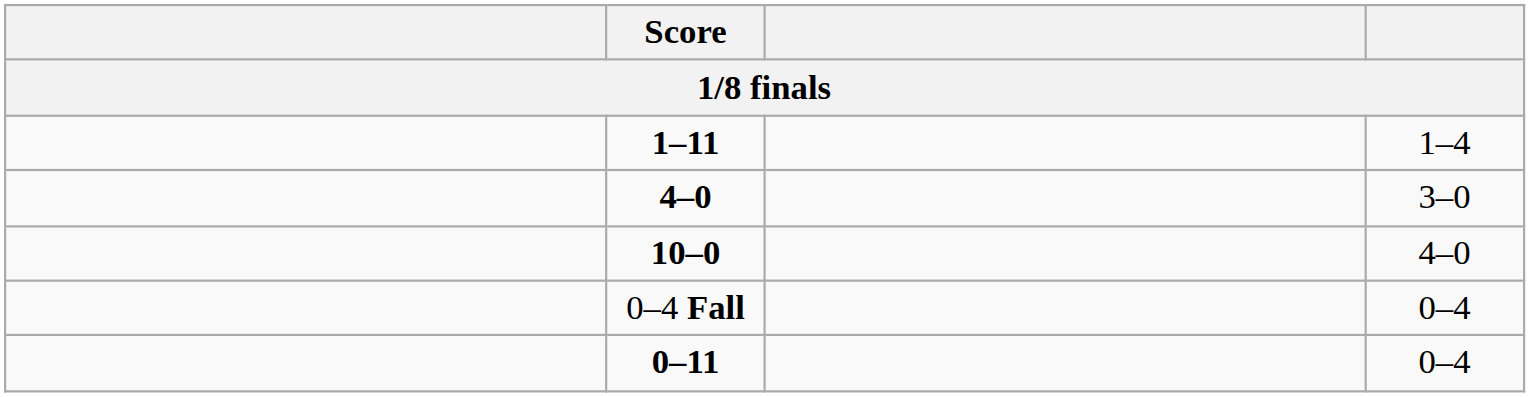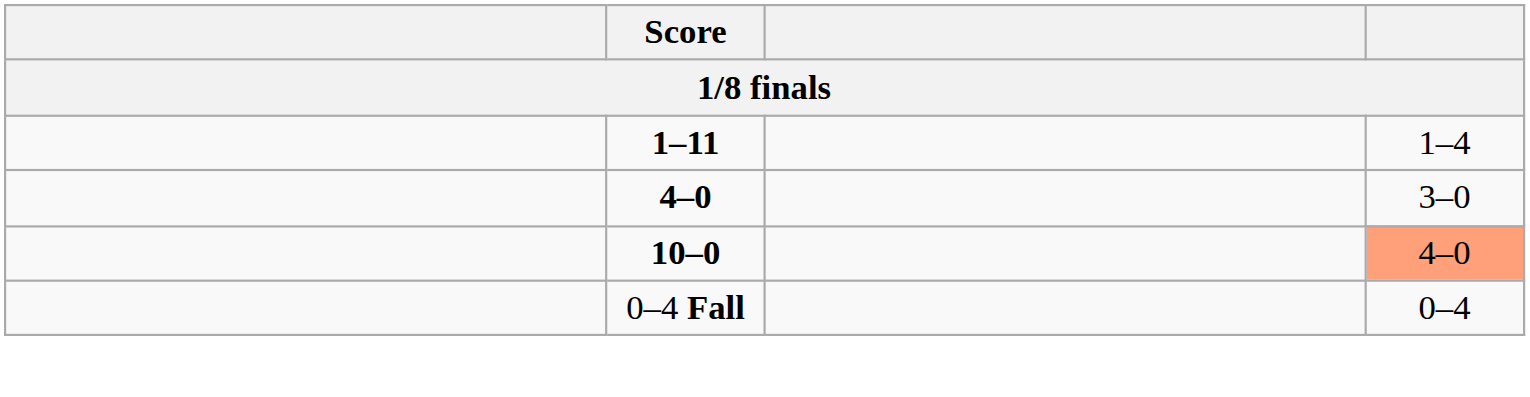(1444, 252) no background -> (1444, 252) lightsalmon background
- row: (686, 362)
